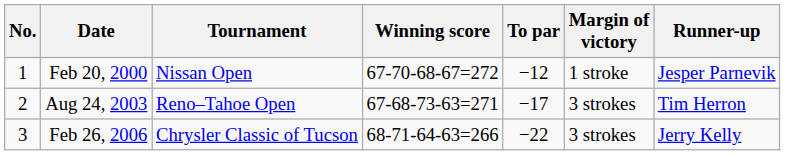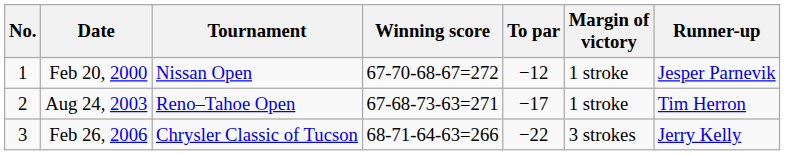(602, 103) 3 strokes -> (599, 103) 1 stroke
